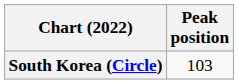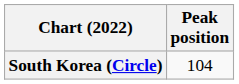(200, 65) 103 -> (200, 65) 104
